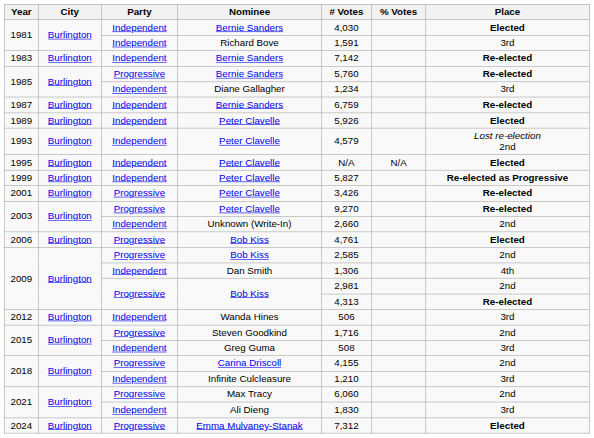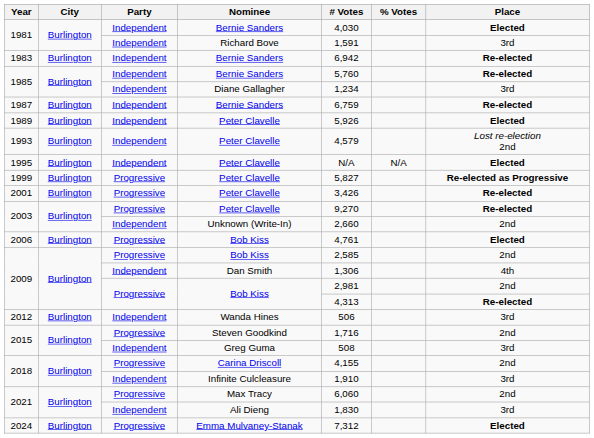(346, 58) 7,142 -> (346, 58) 6,942
(139, 74) Progressive -> (139, 74) Independent
(139, 178) Independent -> (139, 178) Progressive
(346, 379) 1,210 -> (346, 379) 1,910
